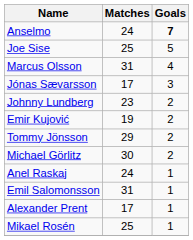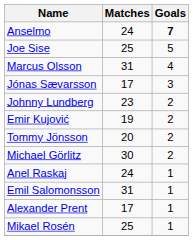(127, 137) 29 -> (127, 137) 20
